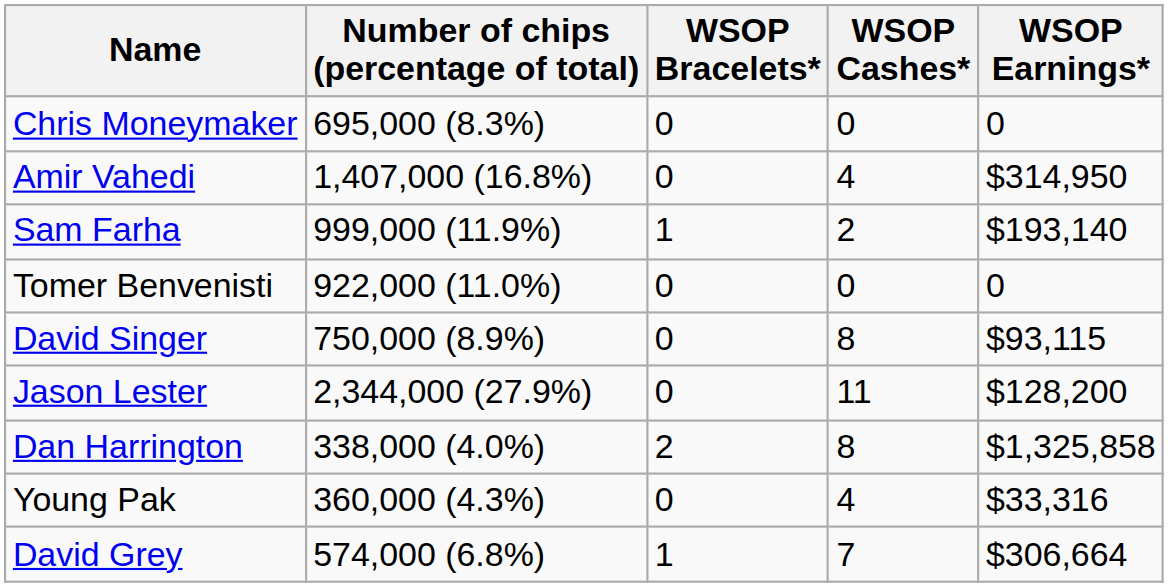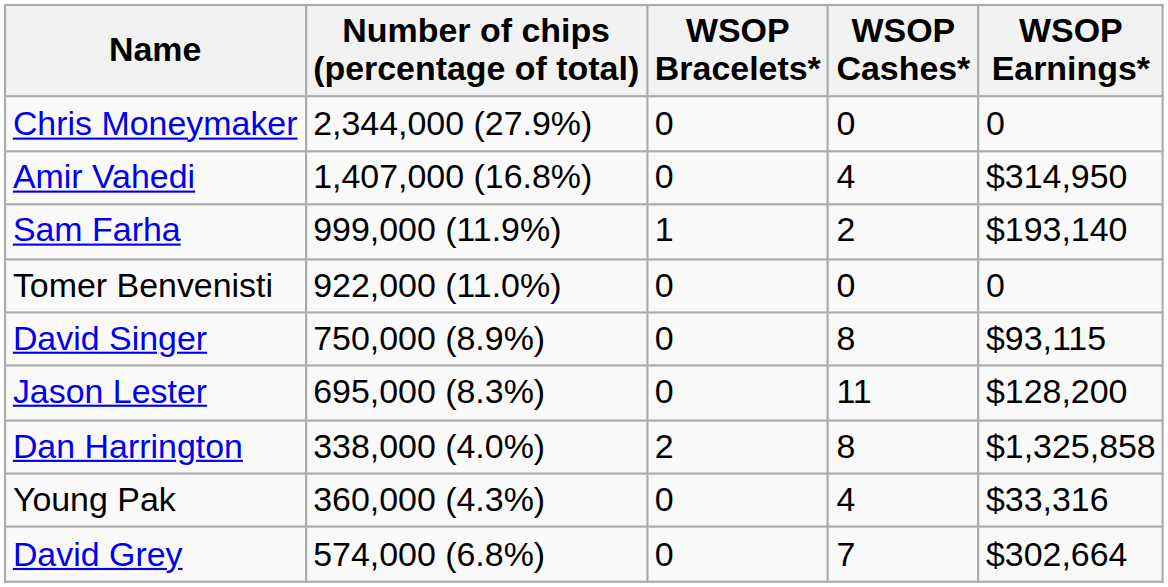(429, 123) 695,000 (8.3%) -> (453, 123) 2,344,000 (27.9%)
(453, 392) 2,344,000 (27.9%) -> (429, 392) 695,000 (8.3%)
(664, 553) 1 -> (664, 553) 0
(1057, 553) $306,664 -> (1057, 553) $302,664
